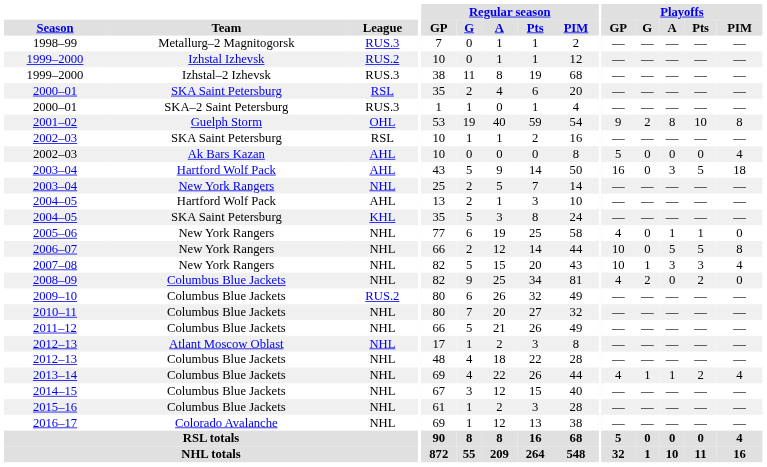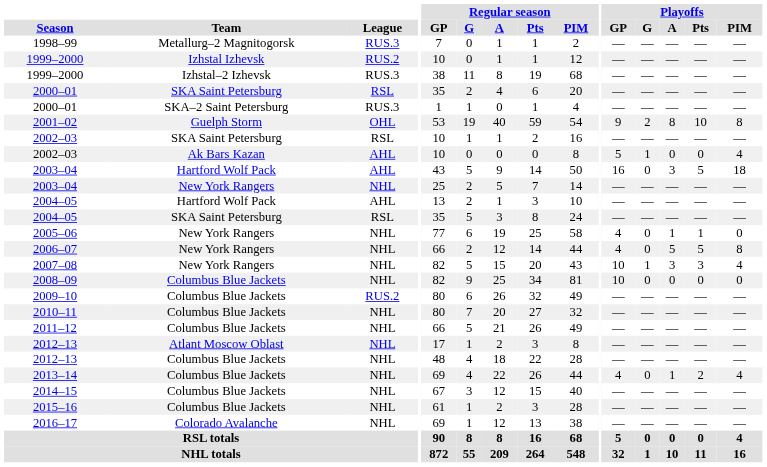(647, 154) 0 -> (647, 154) 1
(382, 217) KHL -> (382, 217) RSL
(618, 249) 10 -> (618, 249) 4
(618, 280) 4 -> (618, 280) 10
(647, 280) 2 -> (647, 280) 0
(701, 280) 2 -> (701, 280) 0
(647, 375) 1 -> (647, 375) 0
